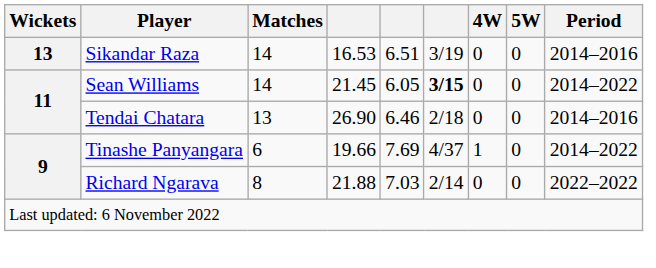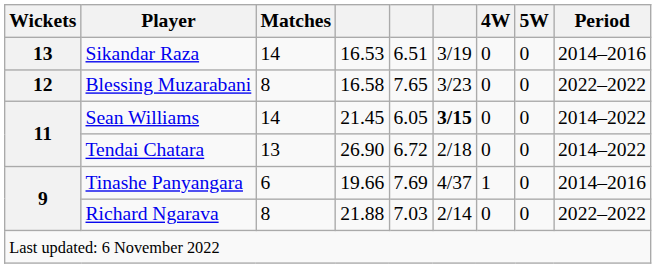+ row: (168, 85)
(402, 117) 6.46 -> (411, 150) 6.72
(594, 117) 2014–2016 -> (602, 150) 2014–2022
(594, 150) 2014–2022 -> (602, 182) 2014–2016
